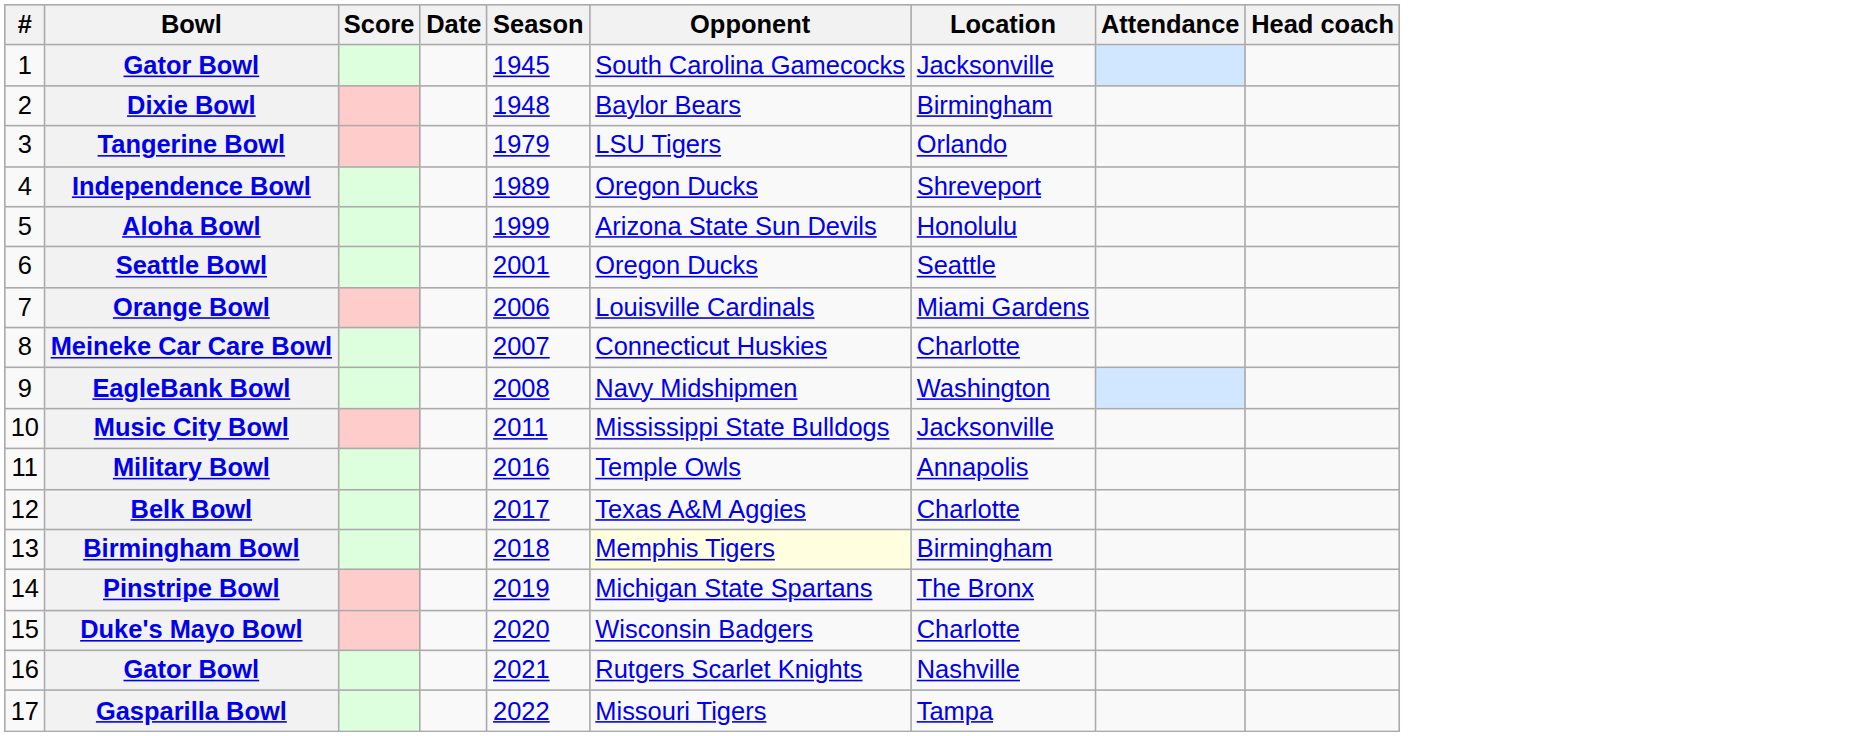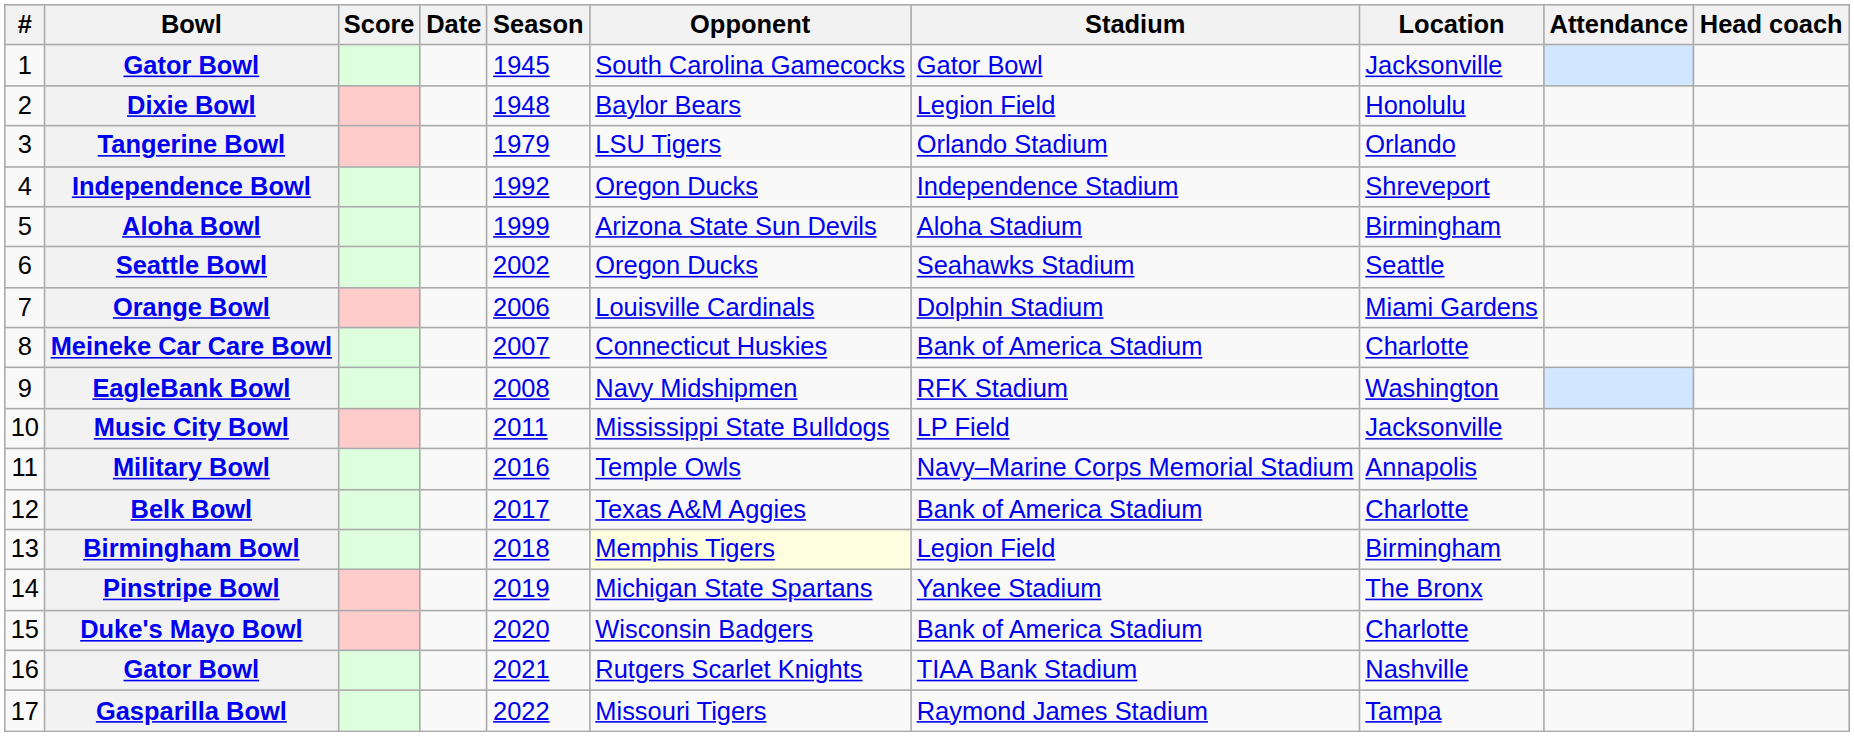+ column: (1135, 24)
(985, 105) Birmingham -> (1416, 105) Honolulu
(521, 186) 1989 -> (521, 186) 1992
(967, 226) Honolulu -> (1433, 226) Birmingham
(521, 266) 2001 -> (521, 266) 2002
